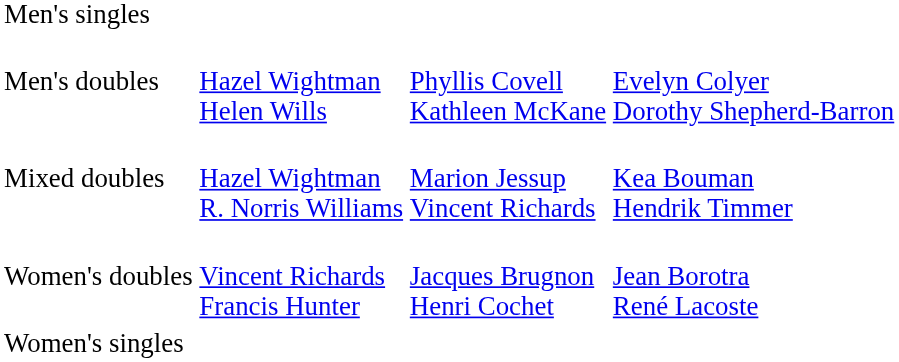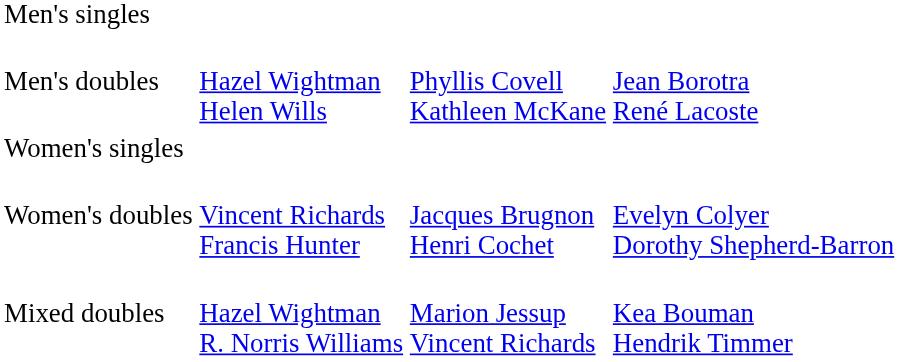(754, 96) Evelyn Colyer Dorothy Shepherd-Barron -> (686, 96) Jean Borotra René Lacoste
rows swapped: (94, 343) <-> (84, 178)
(686, 291) Jean Borotra René Lacoste -> (754, 230) Evelyn Colyer Dorothy Shepherd-Barron
